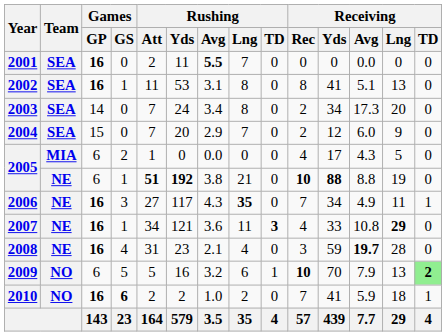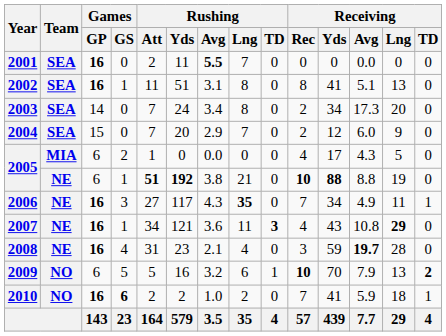(182, 86) 53 -> (182, 86) 51
(334, 226) 33 -> (334, 226) 43
(428, 272) lightgreen background -> (428, 272) no background
